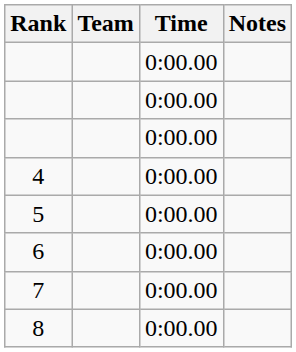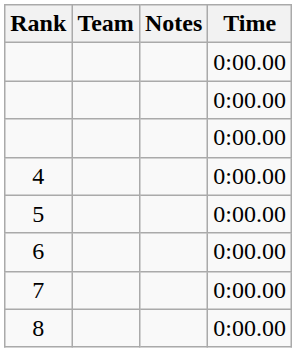columns swapped: (181, 23) <-> (257, 23)
